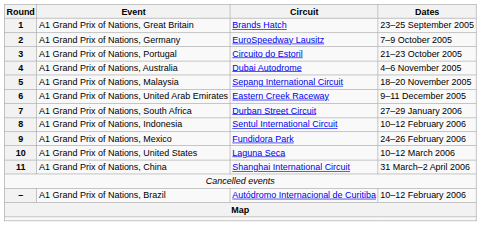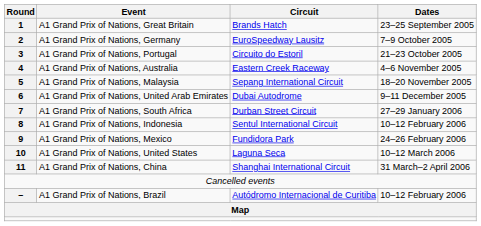(267, 68) Dubai Autodrome -> (281, 68) Eastern Creek Raceway
(281, 96) Eastern Creek Raceway -> (267, 96) Dubai Autodrome
